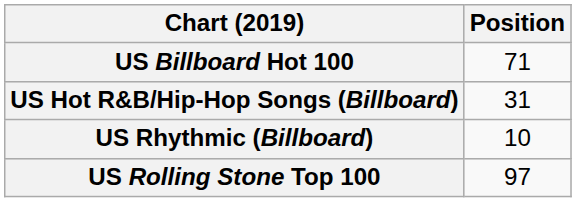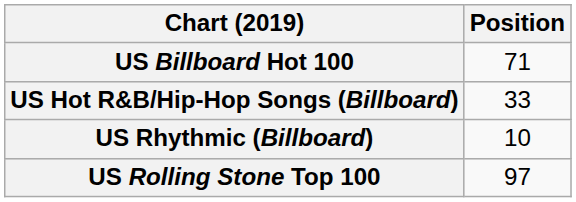(517, 100) 31 -> (517, 100) 33
